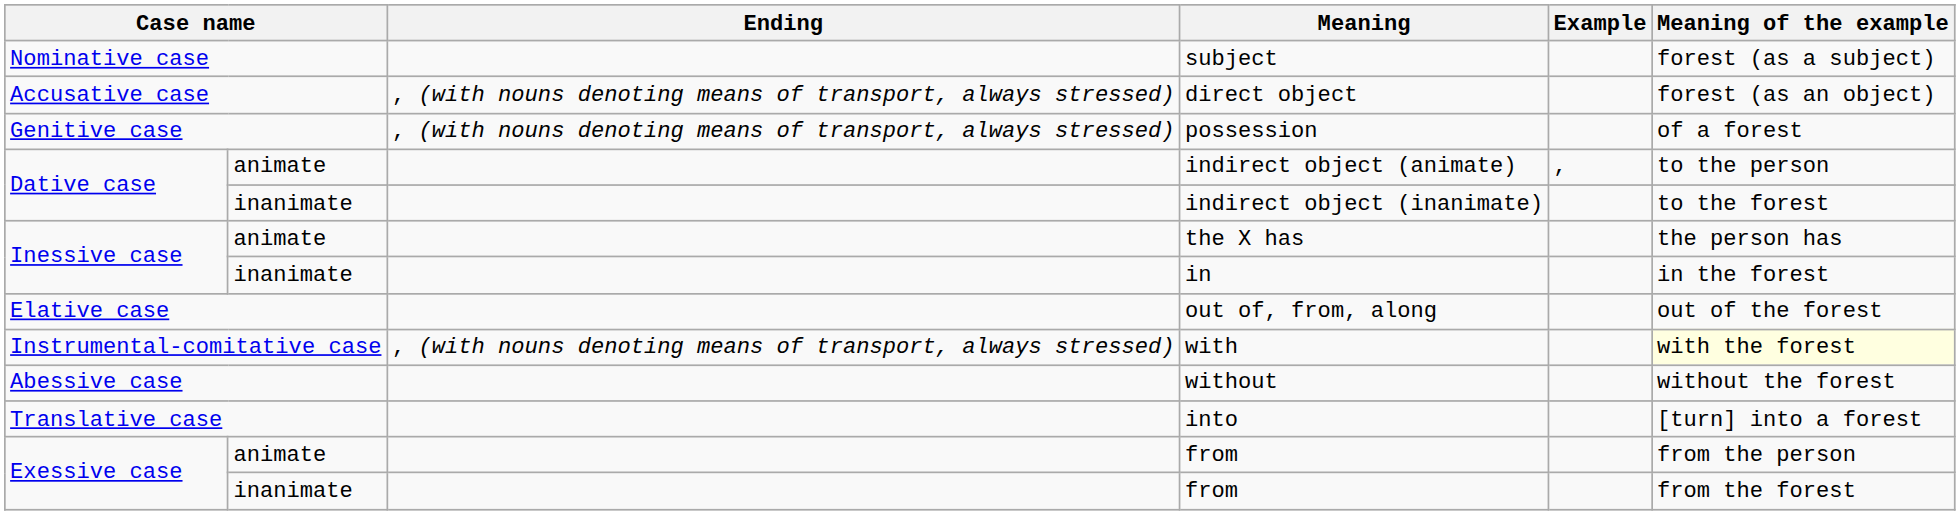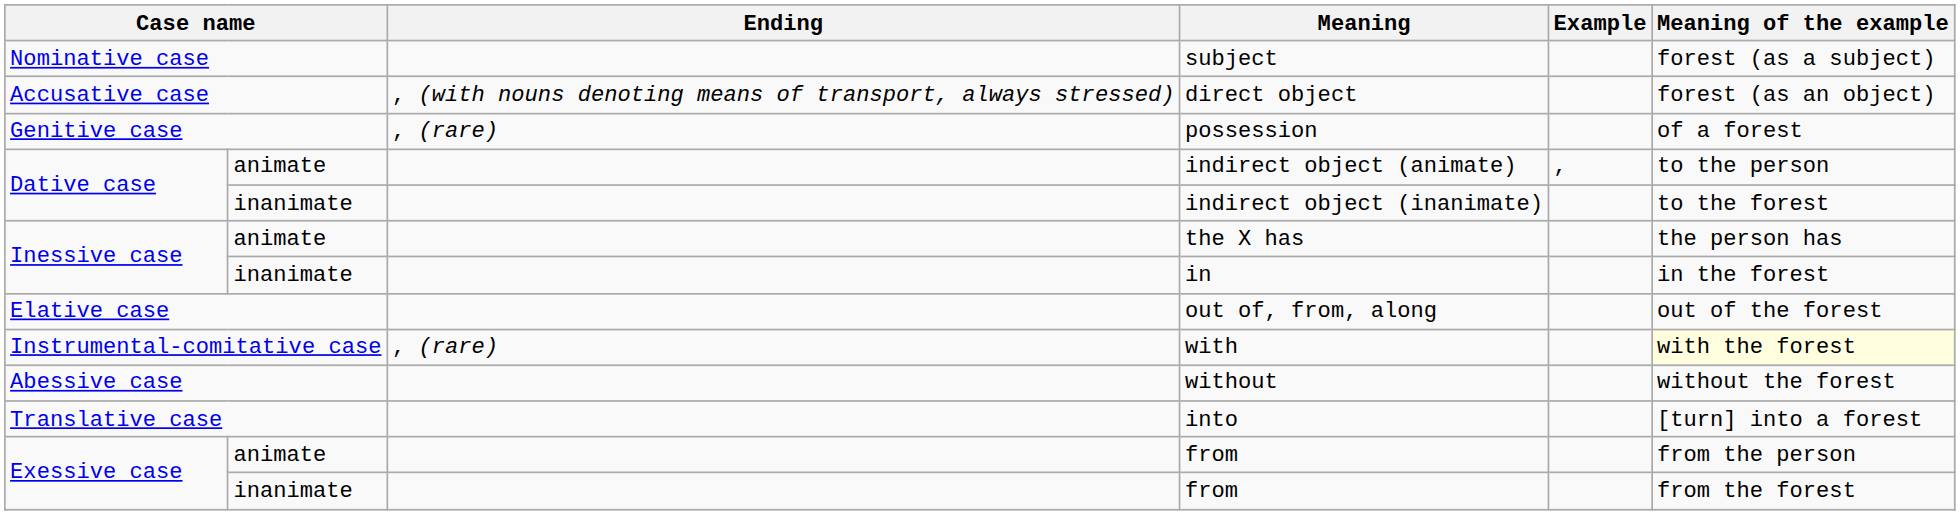(783, 131) , (with nouns denoting means of transport, always stressed) -> (445, 131) , (rare)
(783, 347) , (with nouns denoting means of transport, always stressed) -> (445, 347) , (rare)
